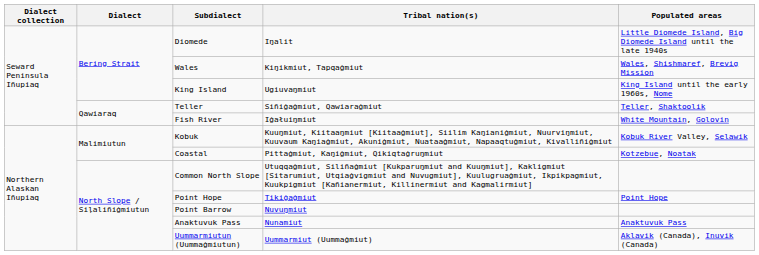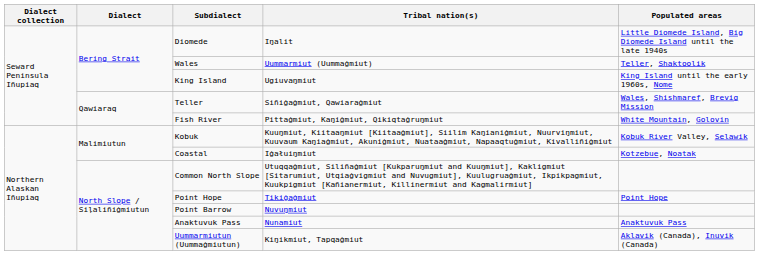(314, 68) Kiŋikmiut, Tapqaġmiut -> (319, 63) Uummarmiut (Uummaġmiut)
(680, 68) Wales, Shishmaref, Brevig Mission -> (663, 63) Teller, Shaktoolik
(663, 107) Teller, Shaktoolik -> (680, 102) Wales, Shishmaref, Brevig Mission
(290, 119) Iġałuiŋmiut -> (354, 119) Pittaġmiut, Kaŋiġmiut, Qikiqtaġruŋmiut
(354, 154) Pittaġmiut, Kaŋiġmiut, Qikiqtaġruŋmiut -> (290, 154) Iġałuiŋmiut
(319, 240) Uummarmiut (Uummaġmiut) -> (314, 240) Kiŋikmiut, Tapqaġmiut
